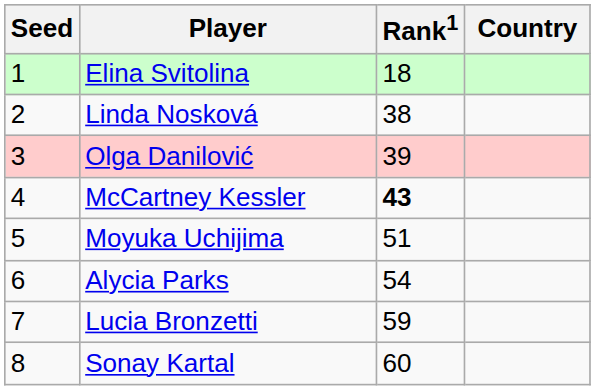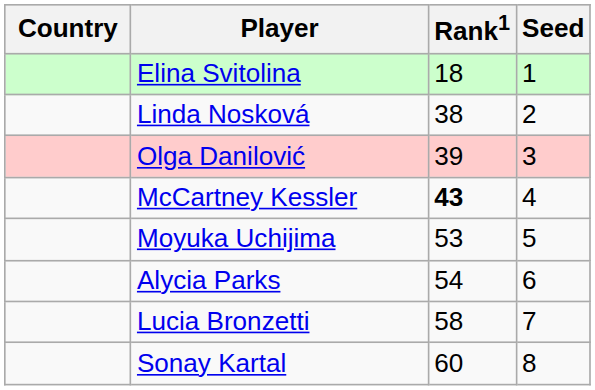columns swapped: (527, 28) <-> (42, 28)
(397, 239) 51 -> (449, 239) 53
(397, 321) 59 -> (449, 321) 58
